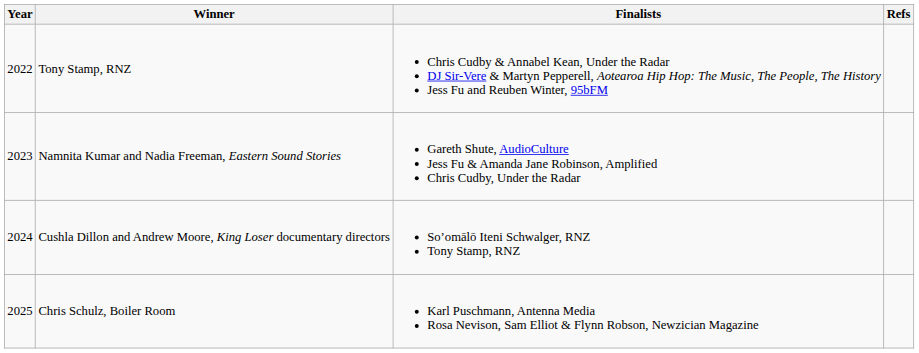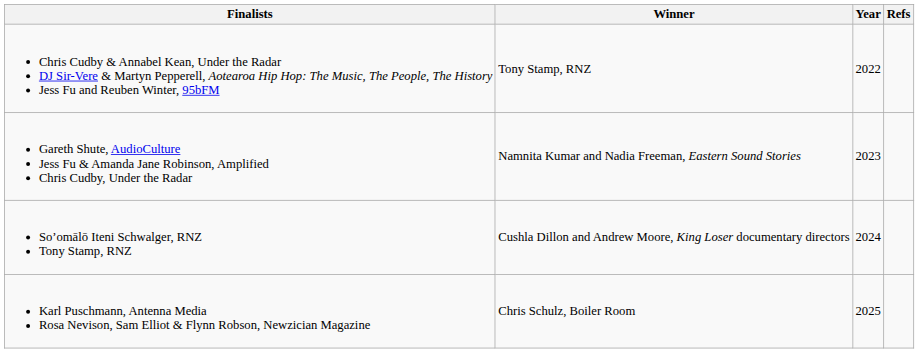columns swapped: (20, 14) <-> (638, 14)
